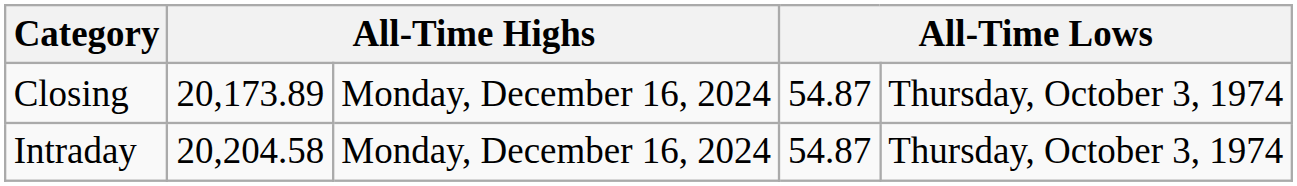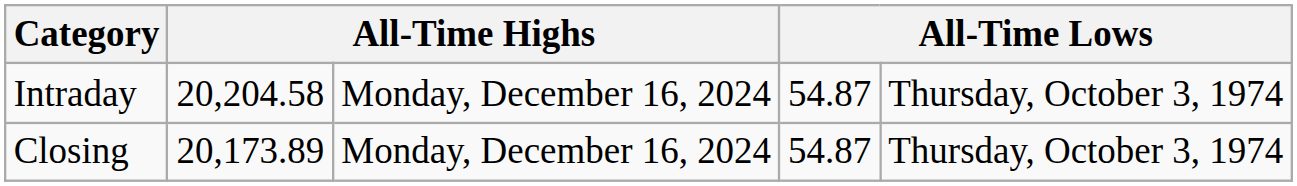rows swapped: (71, 92) <-> (75, 151)
